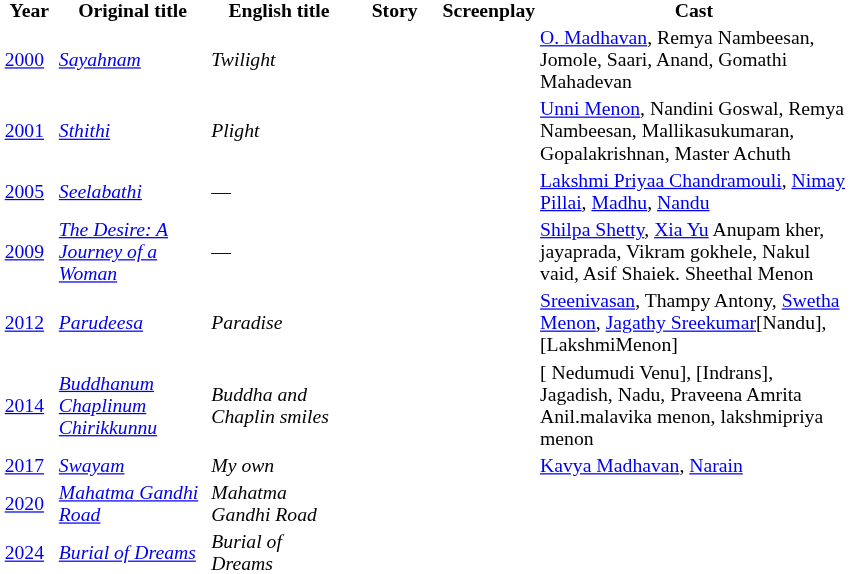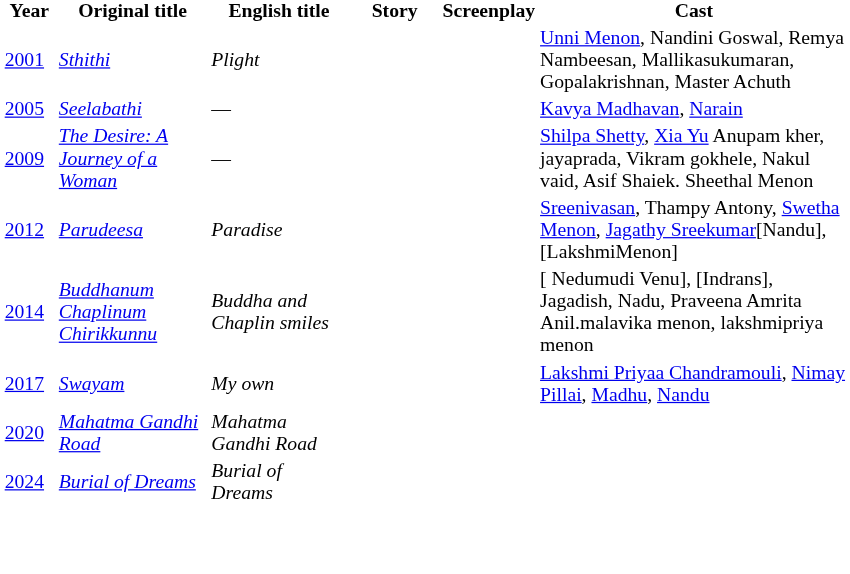- row: (100, 59)
(693, 191) Lakshmi Priyaa Chandramouli, Nimay Pillai, Madhu, Nandu -> (641, 109) Kavya Madhavan, Narain
(641, 465) Kavya Madhavan, Narain -> (693, 383) Lakshmi Priyaa Chandramouli, Nimay Pillai, Madhu, Nandu
